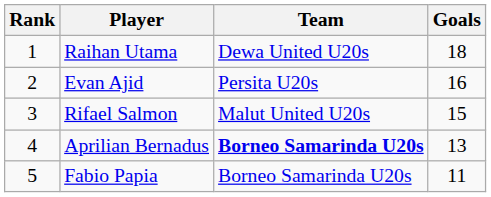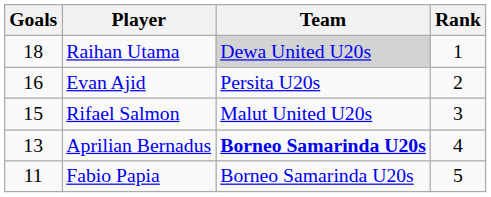columns swapped: (32, 20) <-> (457, 20)
(294, 51) no background -> (296, 51) lightgrey background
